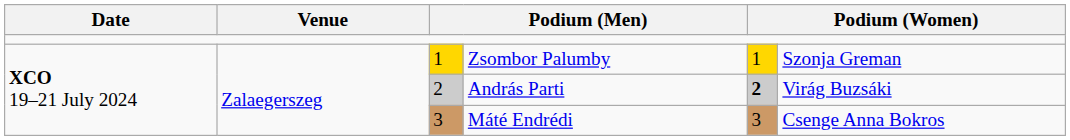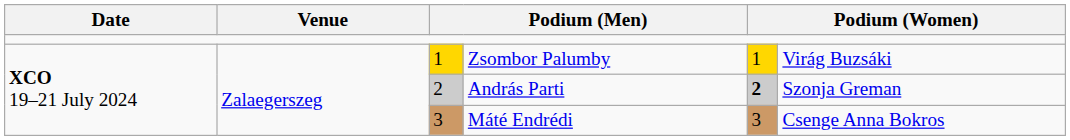(842, 59) Szonja Greman -> (837, 59) Virág Buzsáki
(837, 89) Virág Buzsáki -> (842, 89) Szonja Greman
